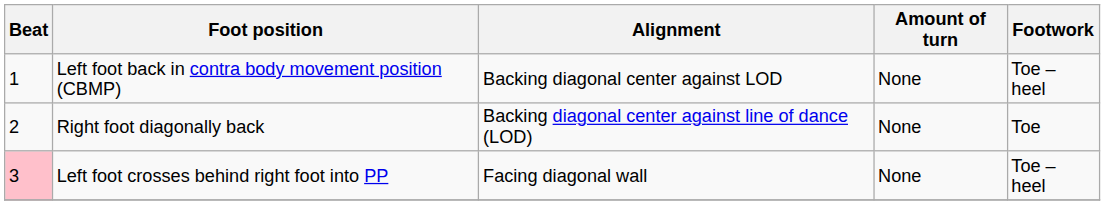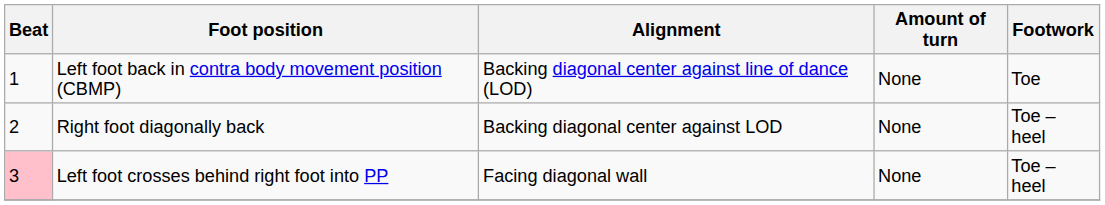(633, 78) Backing diagonal center against LOD -> (666, 78) Backing diagonal center against line of dance (LOD)
(1033, 78) Toe – heel -> (1026, 78) Toe
(666, 127) Backing diagonal center against line of dance (LOD) -> (633, 127) Backing diagonal center against LOD
(1026, 127) Toe -> (1033, 127) Toe – heel
